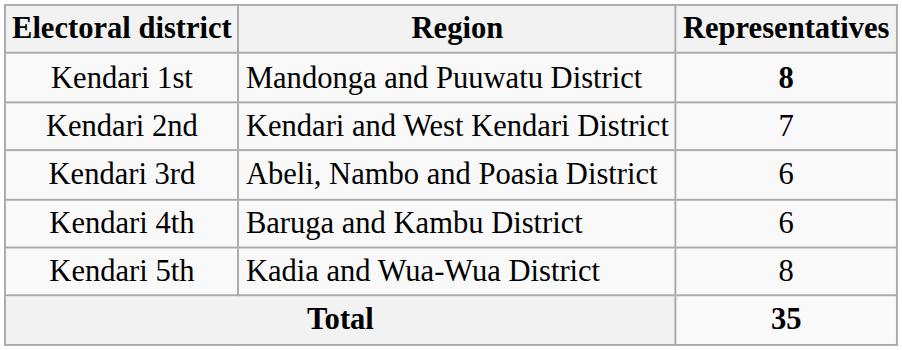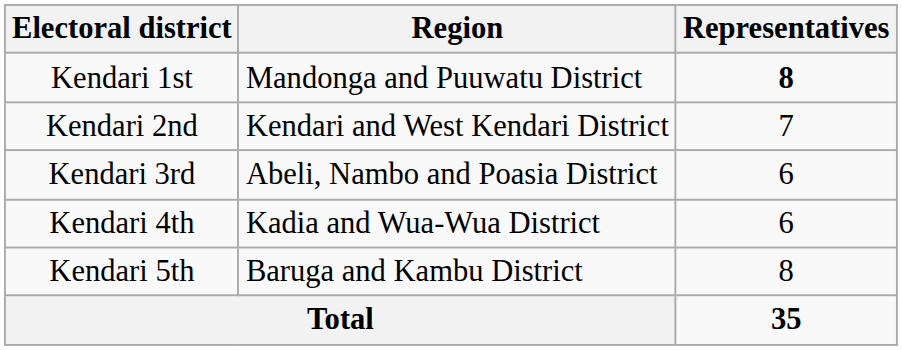(414, 222) Baruga and Kambu District -> (423, 222) Kadia and Wua-Wua District
(423, 271) Kadia and Wua-Wua District -> (414, 271) Baruga and Kambu District
